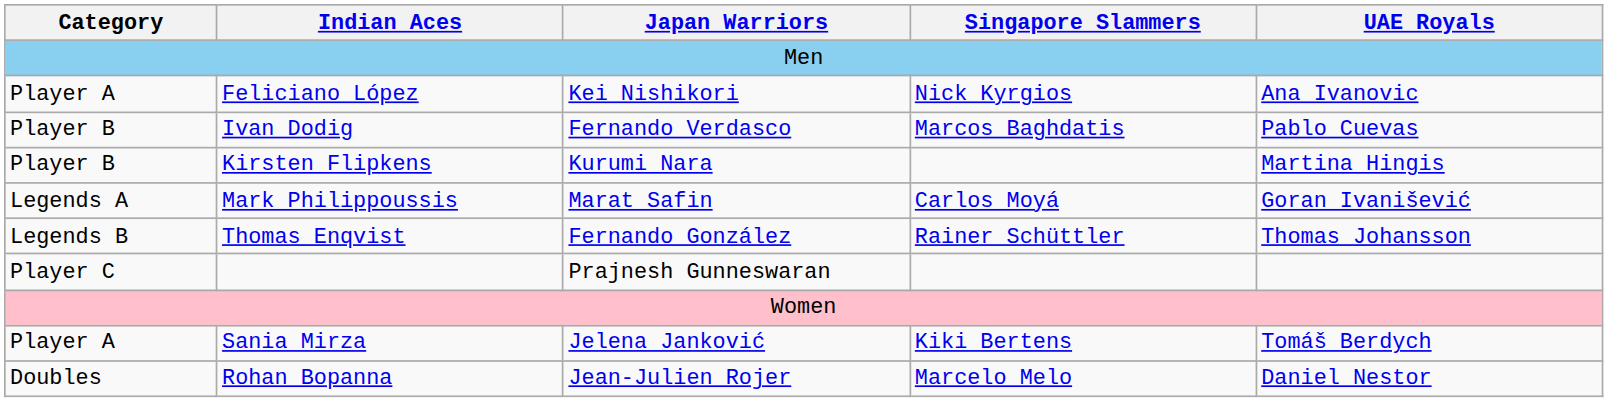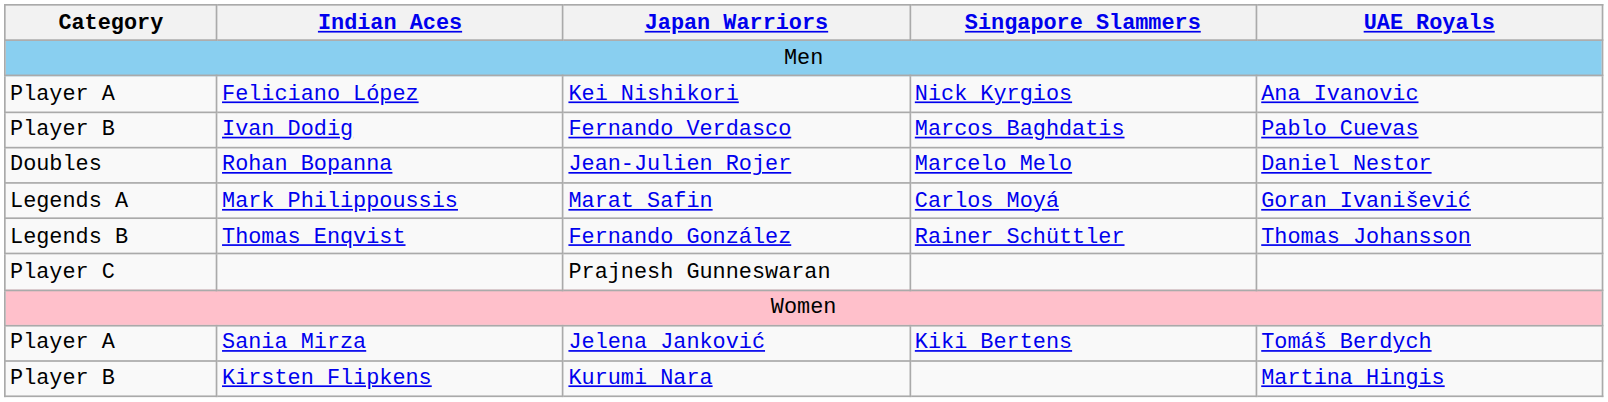rows swapped: (307, 379) <-> (327, 165)
